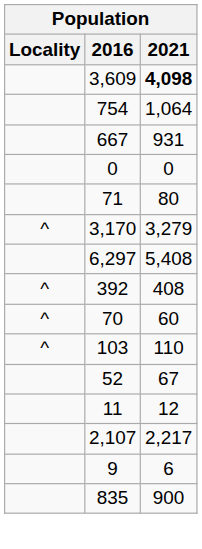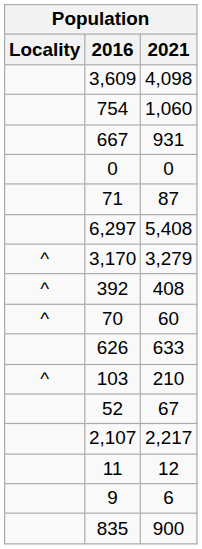(169, 79) bold -> (169, 79) normal
(169, 109) 1,064 -> (169, 109) 1,060
(169, 199) 80 -> (169, 199) 87
rows swapped: (113, 229) <-> (113, 259)
+ row: (113, 348)
(169, 348) 110 -> (169, 378) 210
rows swapped: (113, 408) <-> (113, 438)
